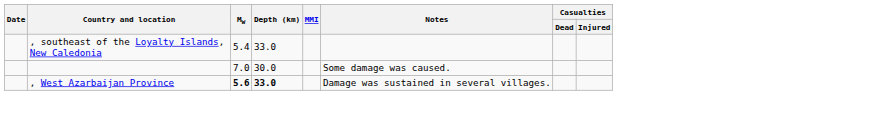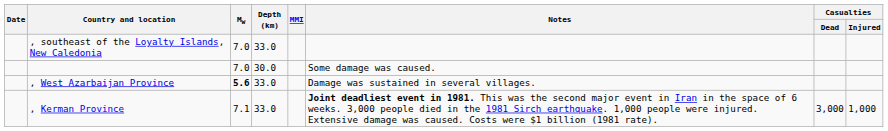(241, 47) 5.4 -> (241, 47) 7.0
(265, 83) bold -> (265, 83) normal
+ row: (77, 108)
